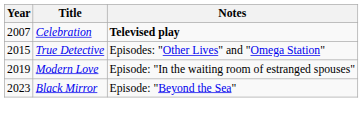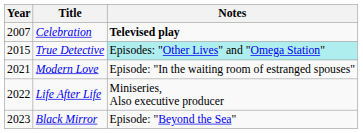(217, 50) no background -> (217, 50) paleturquoise background
(19, 69) 2019 -> (19, 69) 2021
+ row: (68, 94)
